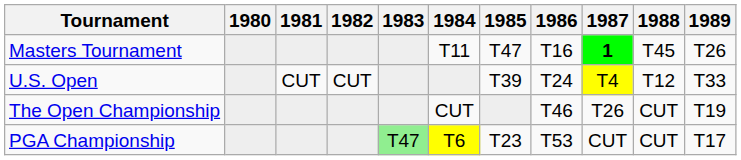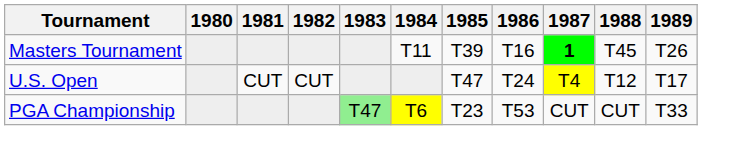(505, 50) T47 -> (467, 50) T39
(505, 80) T39 -> (467, 80) T47
(710, 80) T33 -> (671, 80) T17
- row: (115, 110)
(710, 140) T17 -> (671, 110) T33
